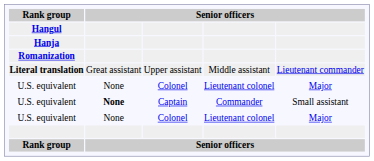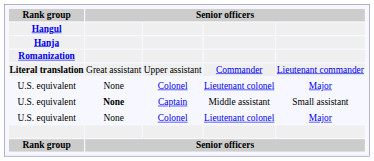(239, 69) Middle assistant -> (239, 69) Commander
(239, 102) Commander -> (239, 102) Middle assistant
